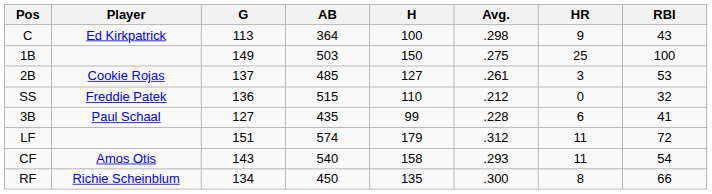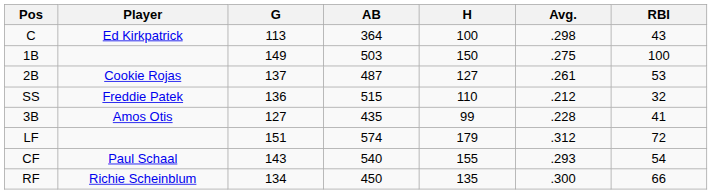- column: (580, 14)
(327, 76) 485 -> (371, 76) 487
(126, 117) Paul Schaal -> (143, 117) Amos Otis
(126, 158) Amos Otis -> (143, 158) Paul Schaal
(412, 158) 158 -> (467, 158) 155
